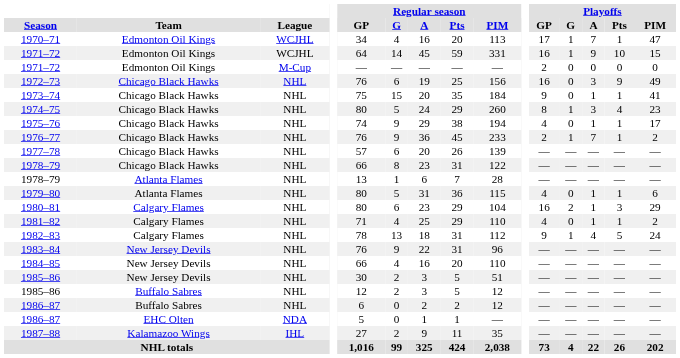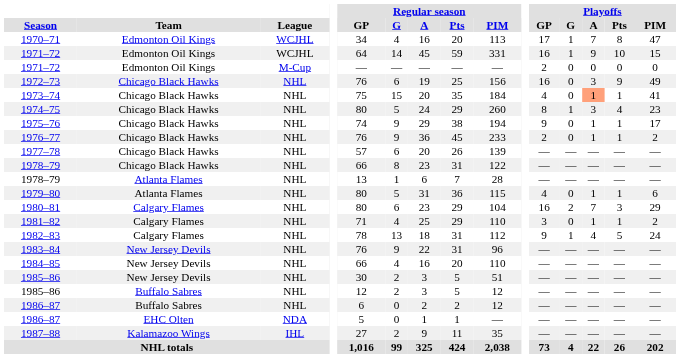(619, 39) 1 -> (619, 39) 8
(544, 95) 9 -> (544, 95) 4
(593, 95) no background -> (593, 95) lightsalmon background
(544, 123) 4 -> (544, 123) 9
(571, 137) 1 -> (571, 137) 0
(593, 137) 7 -> (593, 137) 1
(593, 207) 1 -> (593, 207) 7
(544, 221) 4 -> (544, 221) 3
